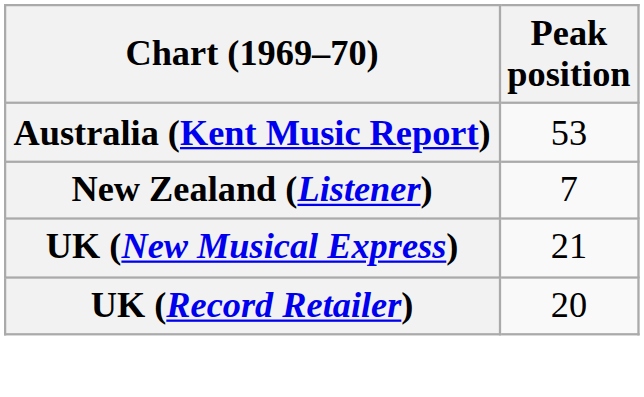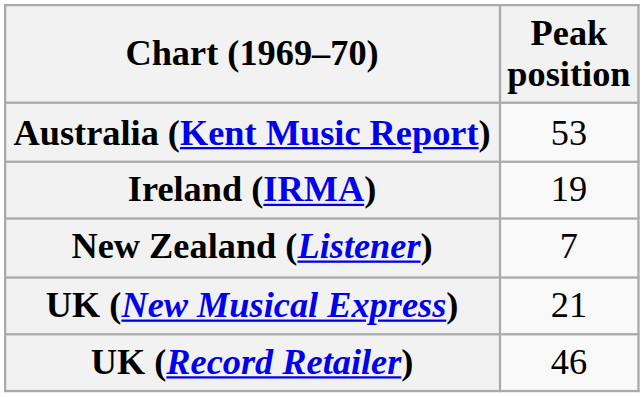+ row: (252, 189)
(569, 304) 20 -> (569, 362) 46
